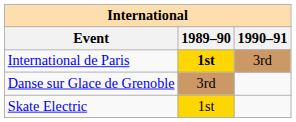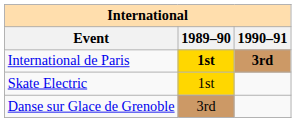(262, 60) normal -> (262, 60) bold
rows swapped: (47, 106) <-> (91, 83)
